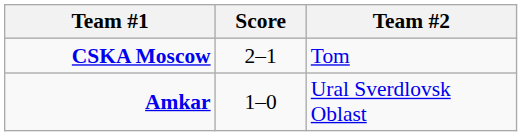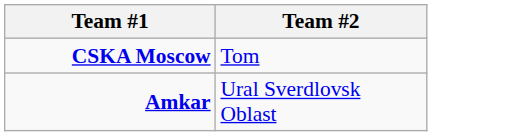- column: (261, 21)
